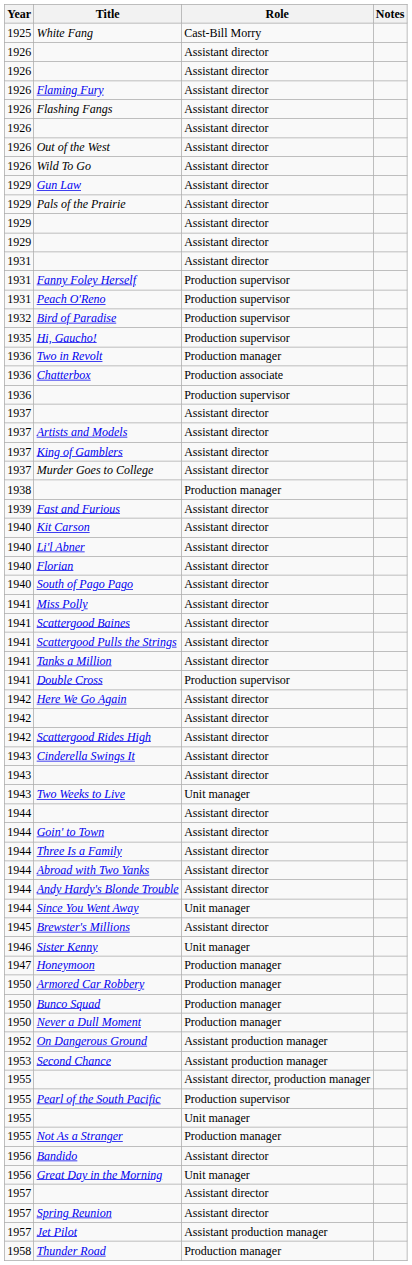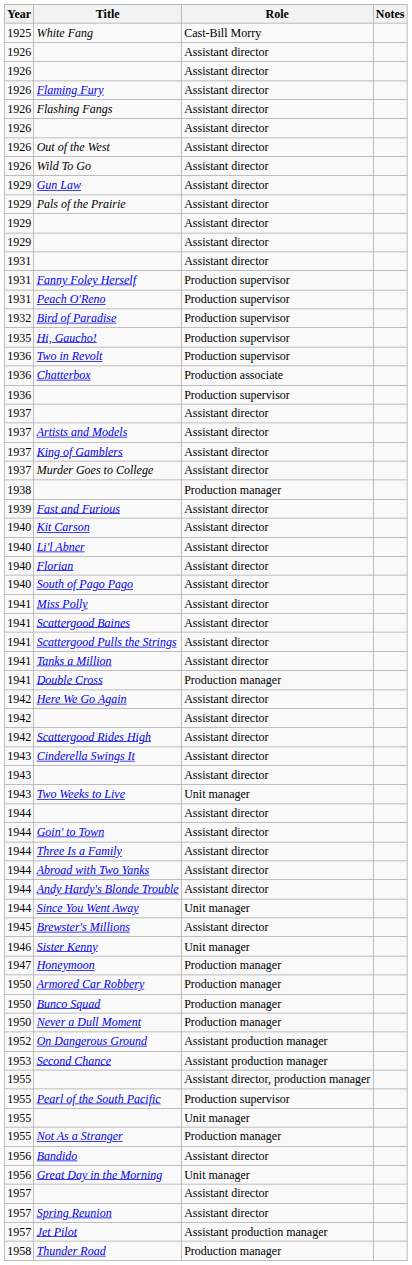(233, 356) Production manager -> (237, 356) Production supervisor
(237, 680) Production supervisor -> (233, 680) Production manager
